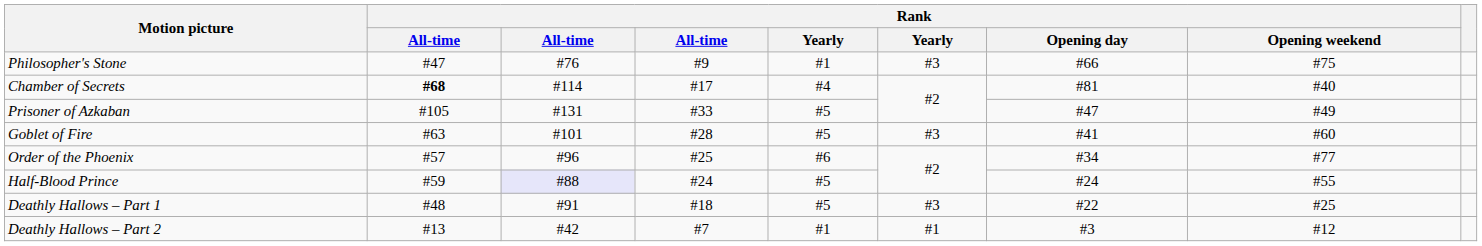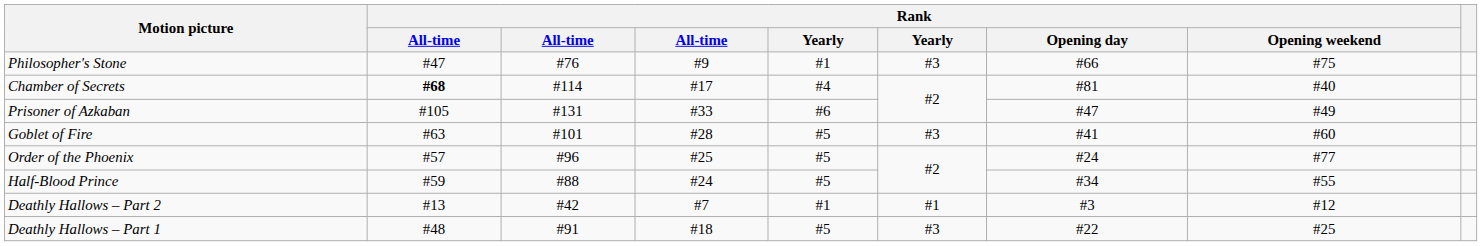(823, 110) #5 -> (823, 110) #6
(823, 157) #6 -> (823, 157) #5
(1087, 157) #34 -> (1087, 157) #24
(568, 181) lavender background -> (568, 181) no background
(1087, 181) #24 -> (1087, 181) #34
rows swapped: (84, 205) <-> (84, 228)
